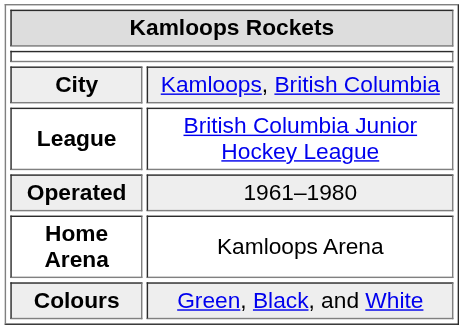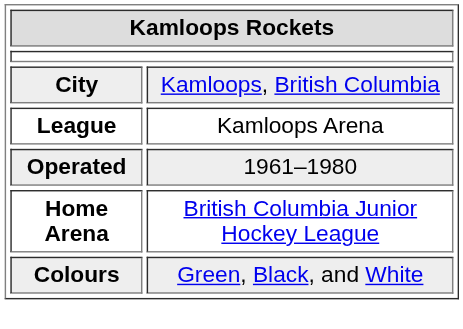(300, 138) British Columbia Junior Hockey League -> (300, 125) Kamloops Arena
(300, 246) Kamloops Arena -> (300, 221) British Columbia Junior Hockey League
